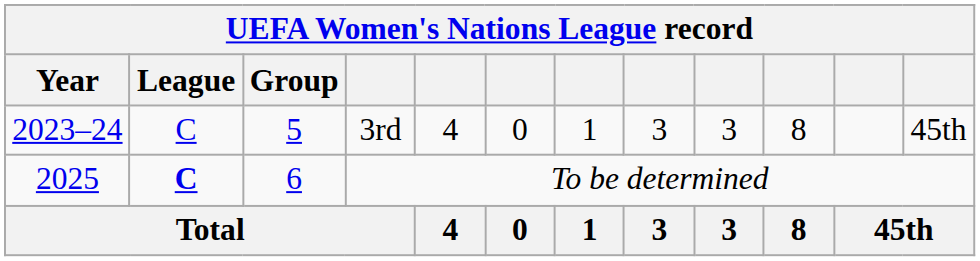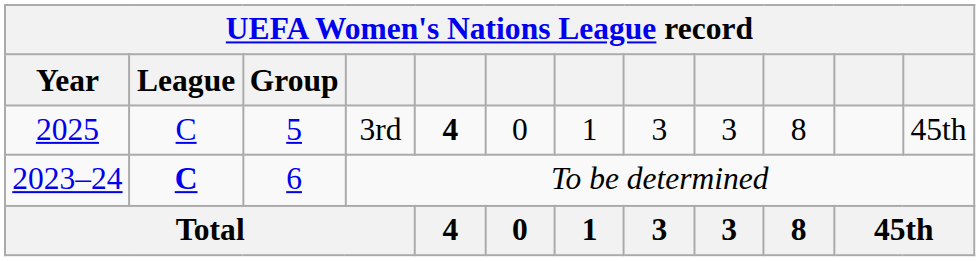(67, 129) 2023–24 -> (67, 129) 2025
(450, 129) normal -> (450, 129) bold
(67, 179) 2025 -> (67, 179) 2023–24
